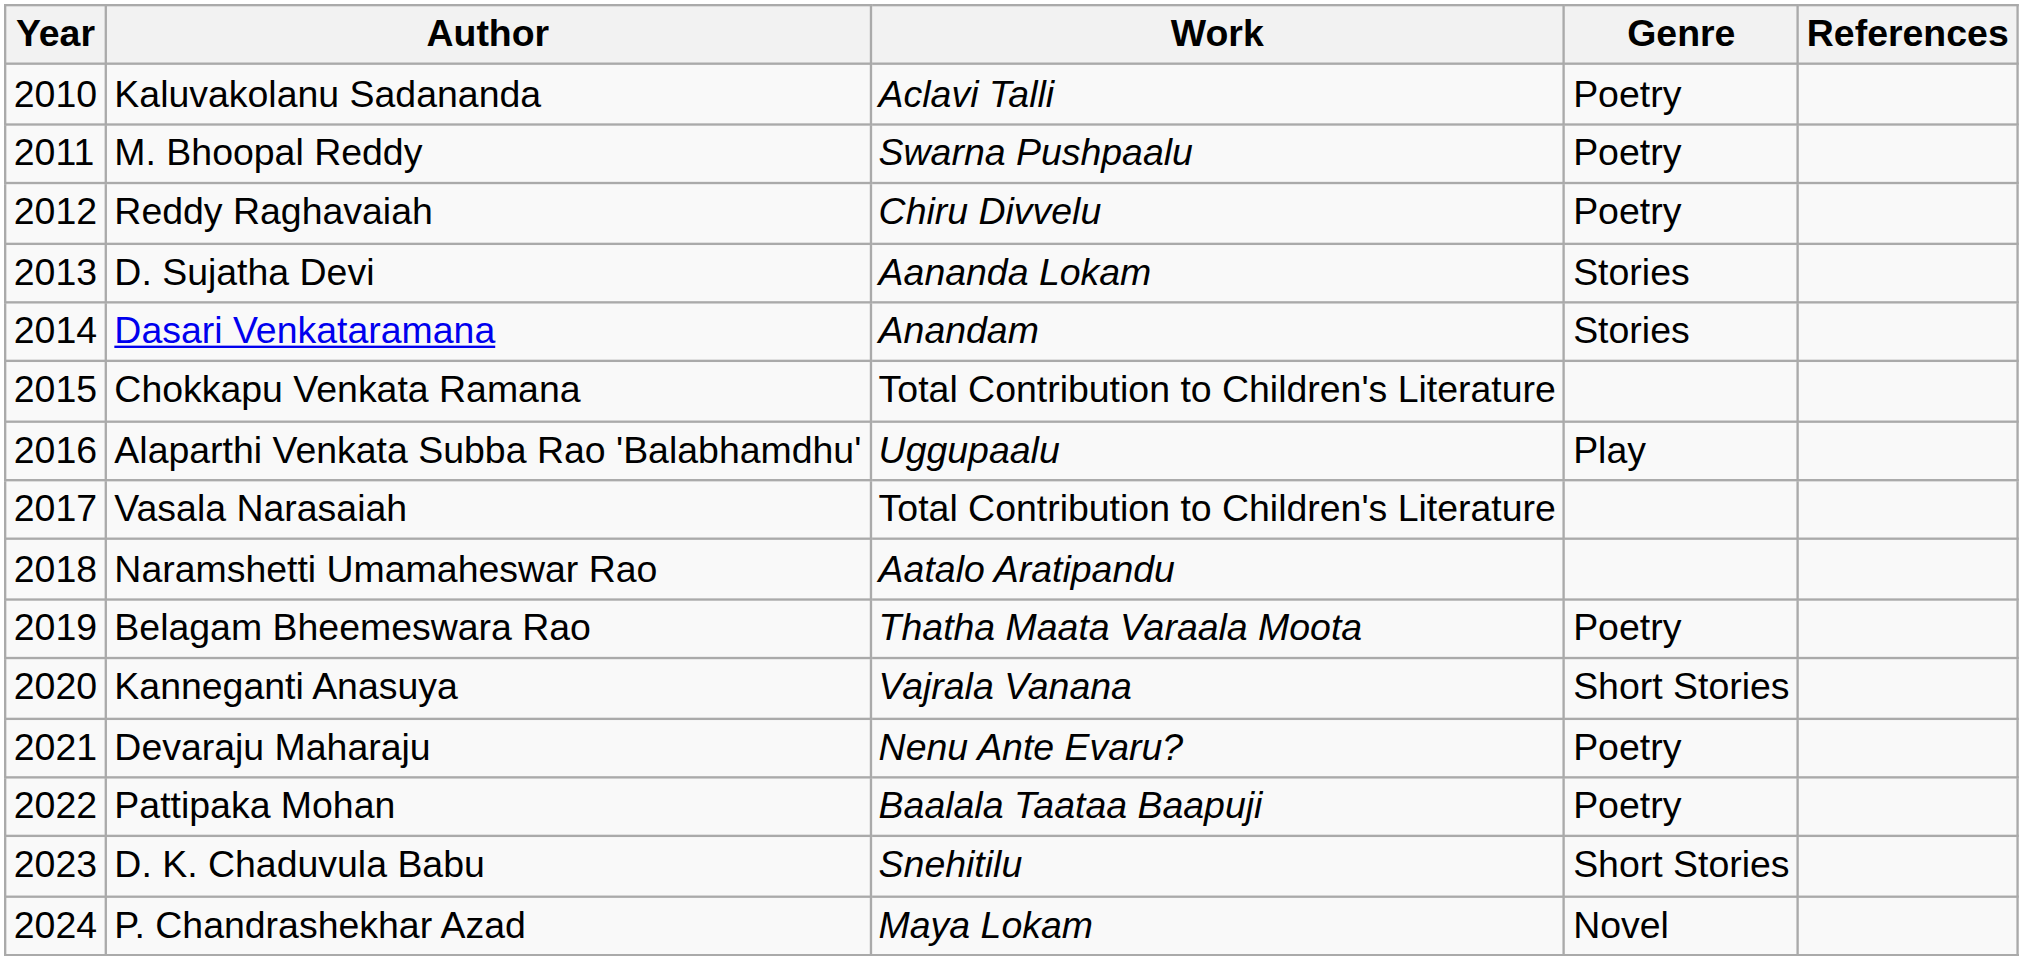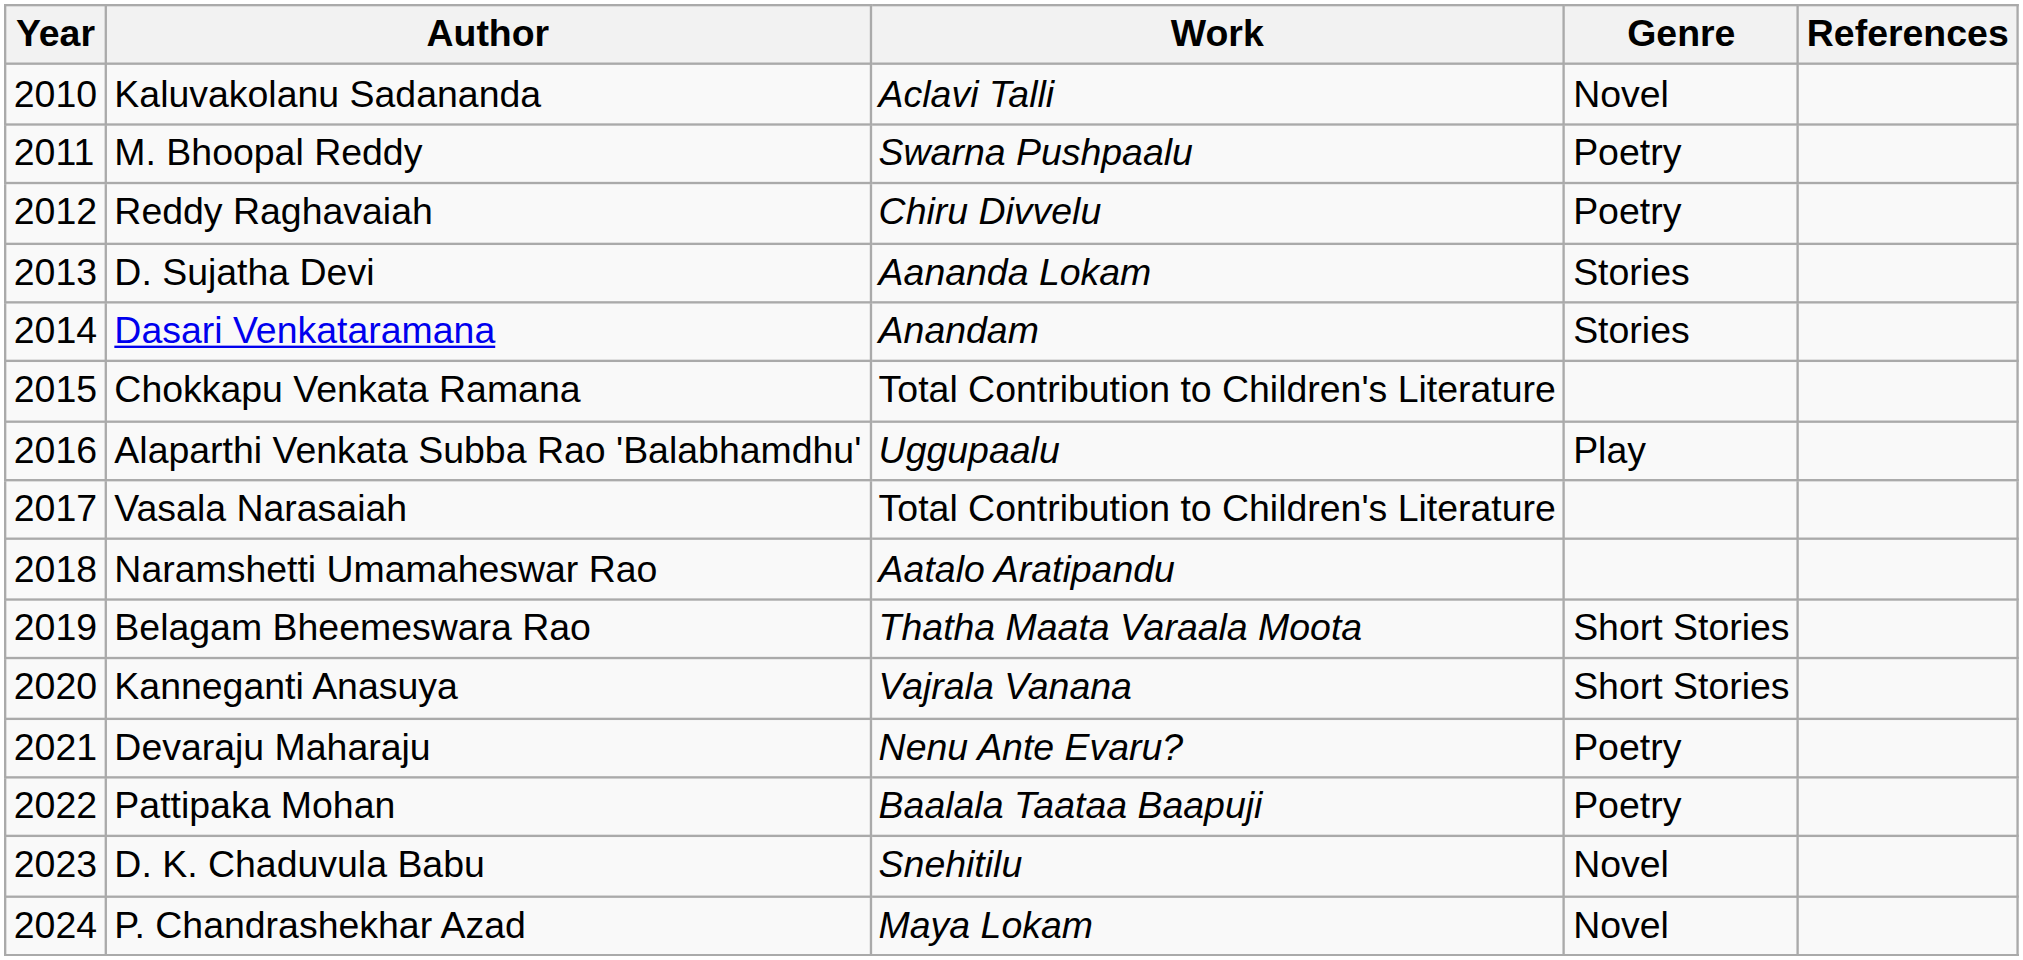(1627, 93) Poetry -> (1621, 93) Novel
(1627, 627) Poetry -> (1681, 627) Short Stories
(1681, 865) Short Stories -> (1621, 865) Novel
